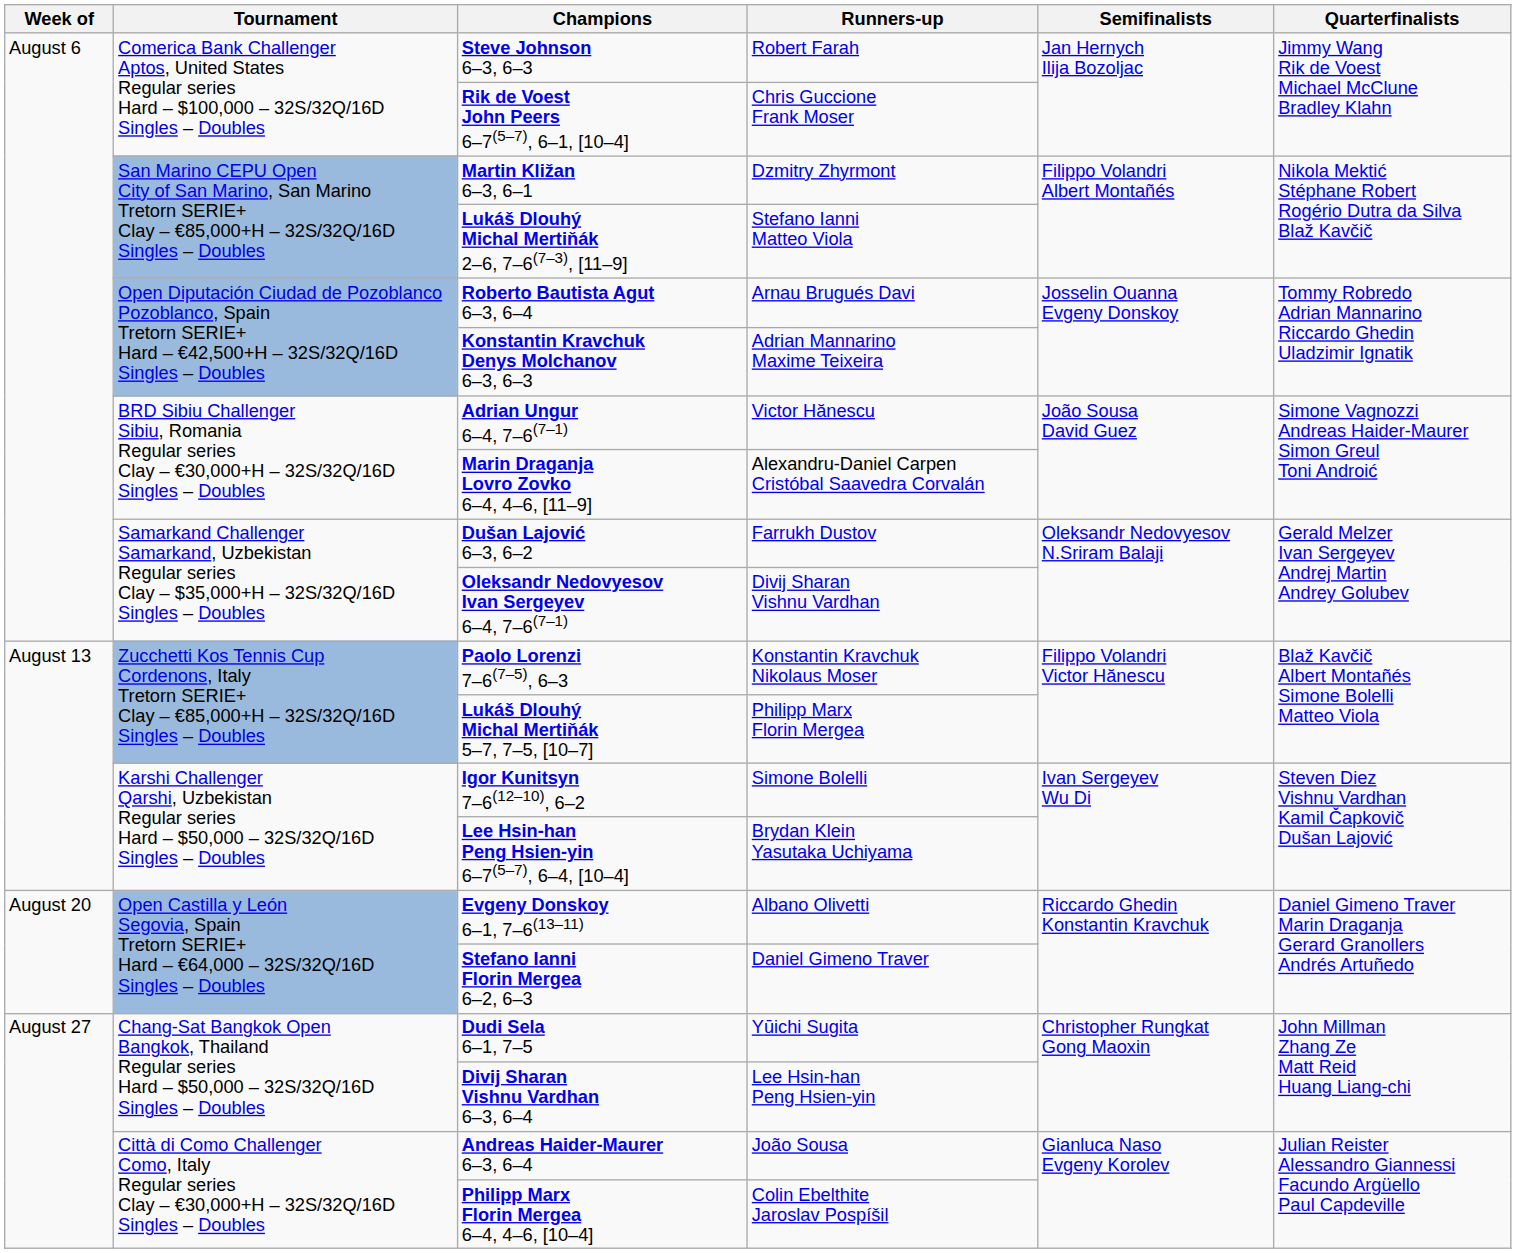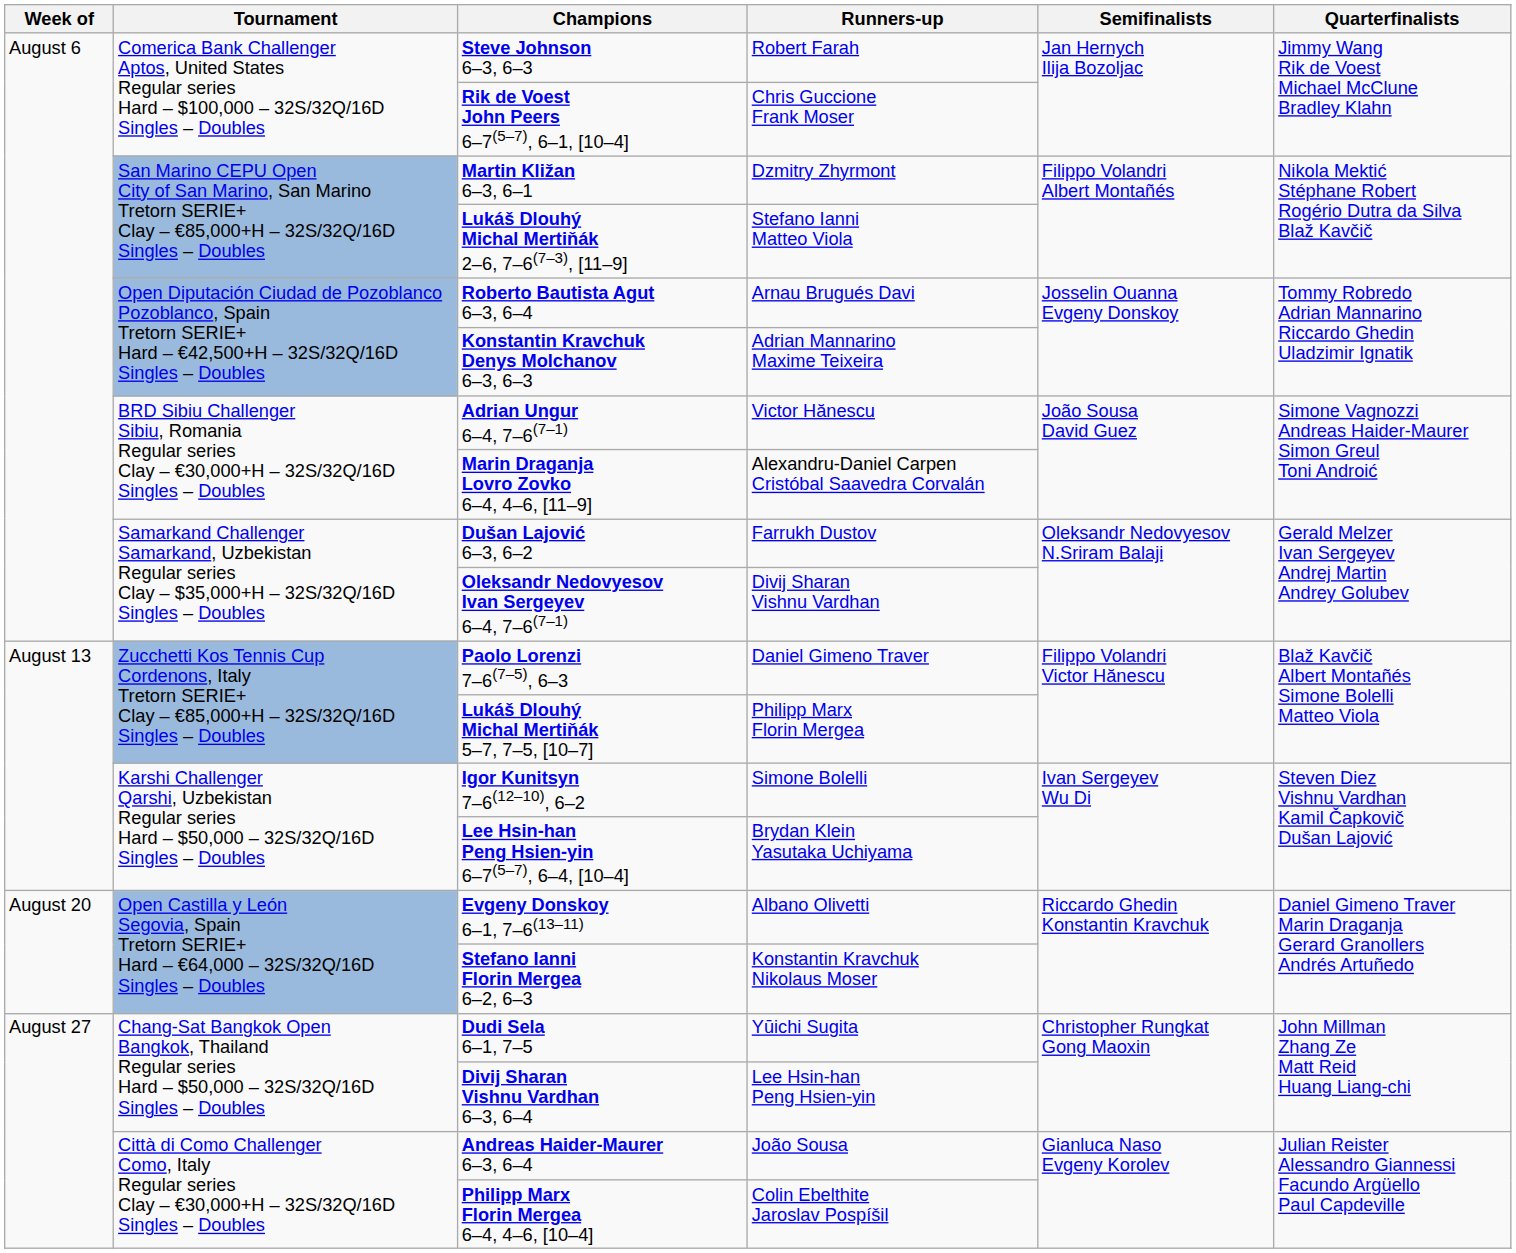(835, 665) Konstantin Kravchuk Nikolaus Moser -> (840, 655) Daniel Gimeno Traver
(840, 958) Daniel Gimeno Traver -> (835, 968) Konstantin Kravchuk Nikolaus Moser
